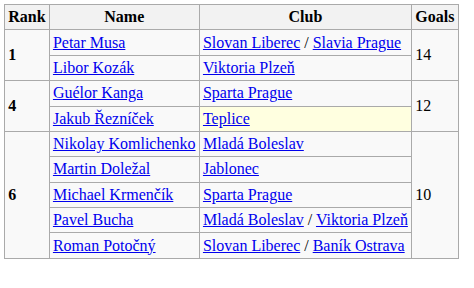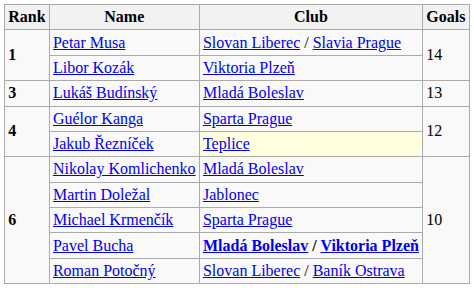+ row: (105, 93)
(305, 220) normal -> (311, 245) bold
